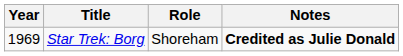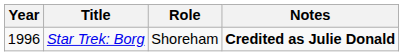(24, 39) 1969 -> (24, 39) 1996
